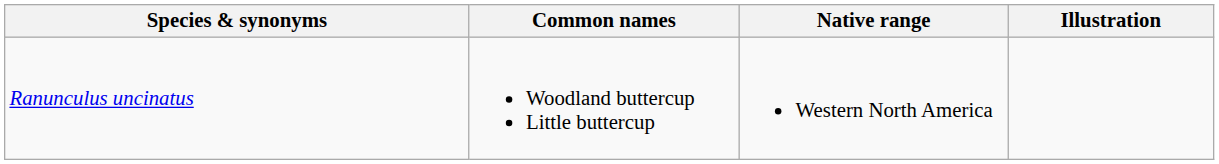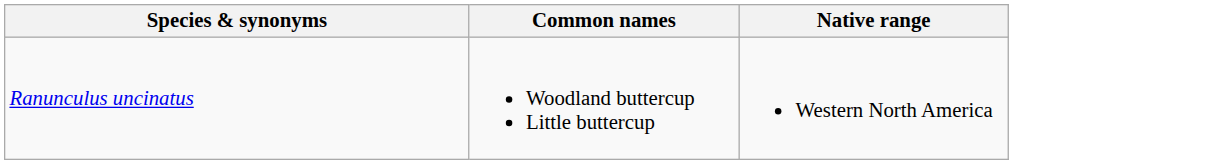- column: (1111, 20)
